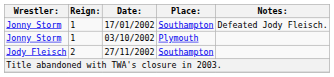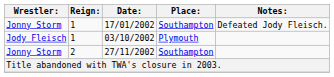(34, 38) Jonny Storm -> (36, 38) Jody Fleisch
(36, 52) Jody Fleisch -> (34, 52) Jonny Storm
